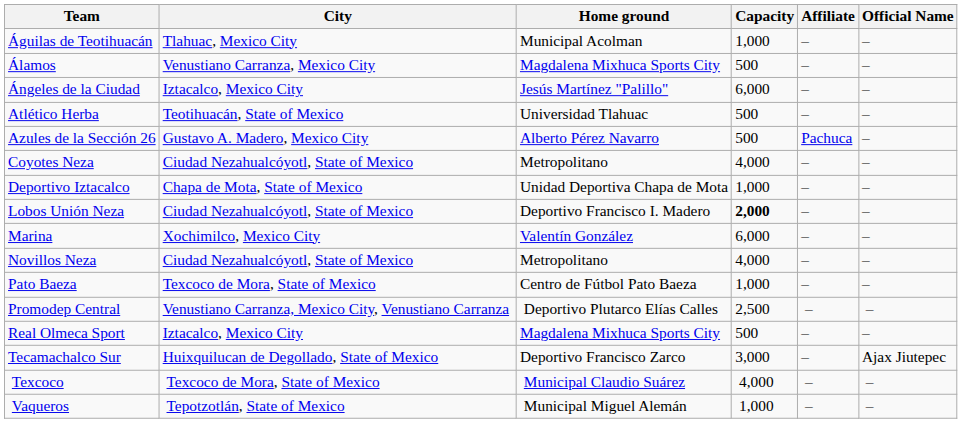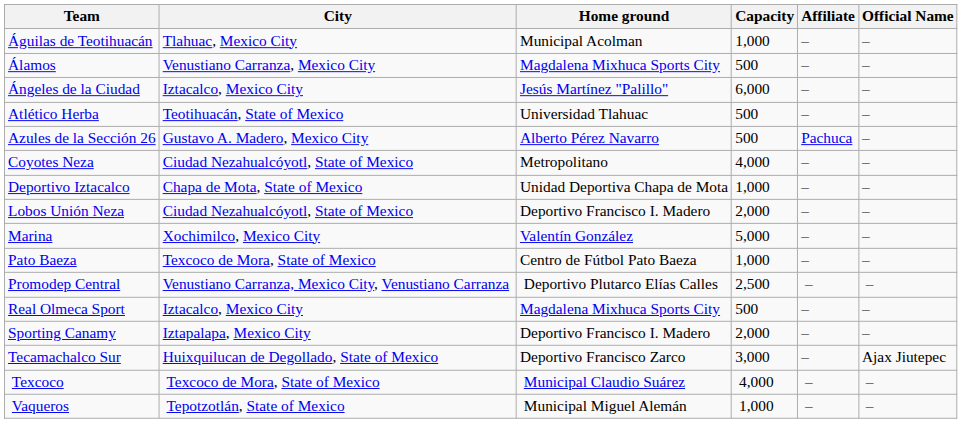(752, 211) bold -> (752, 211) normal
(752, 235) 6,000 -> (752, 235) 5,000
- row: (52, 260)
+ row: (62, 333)
